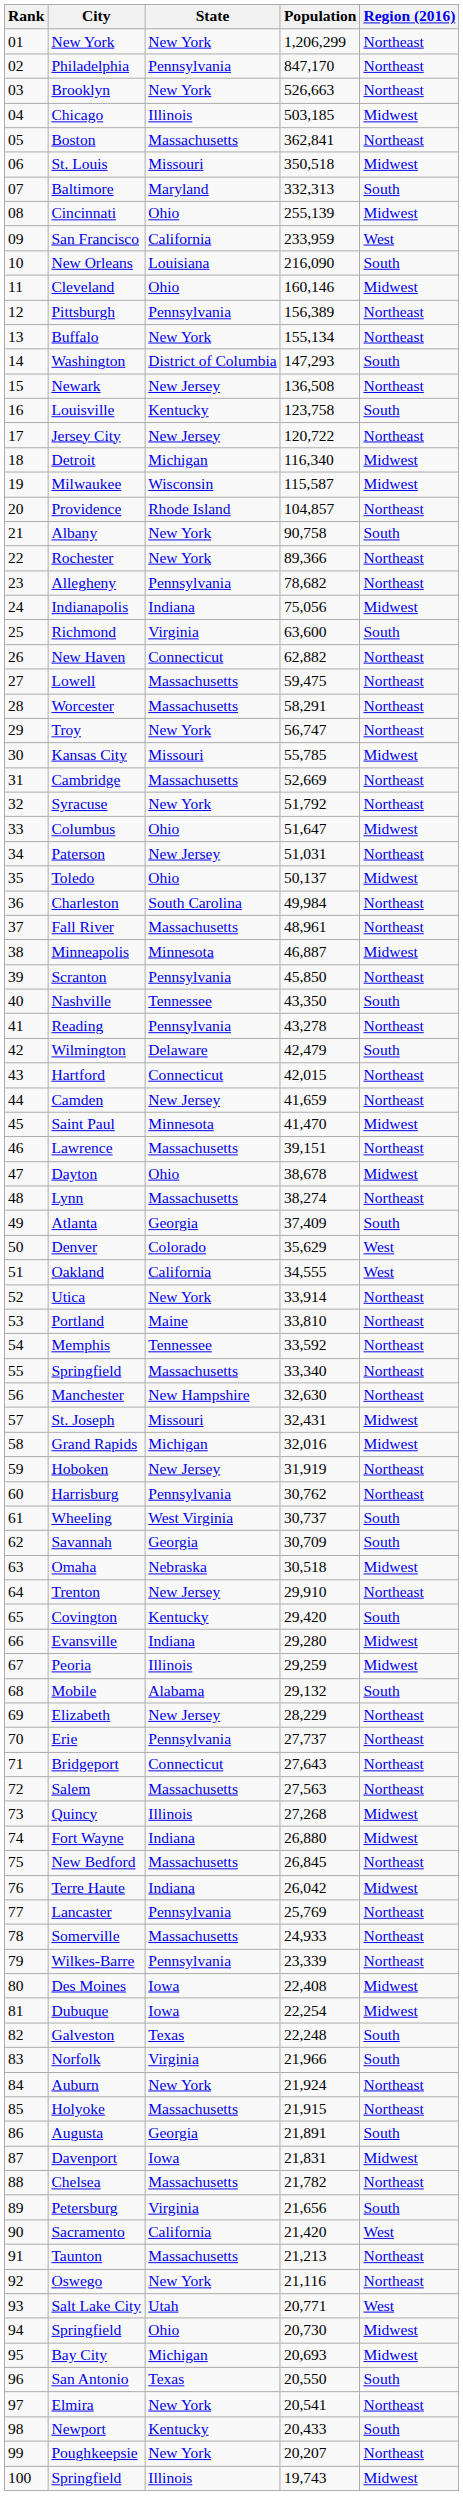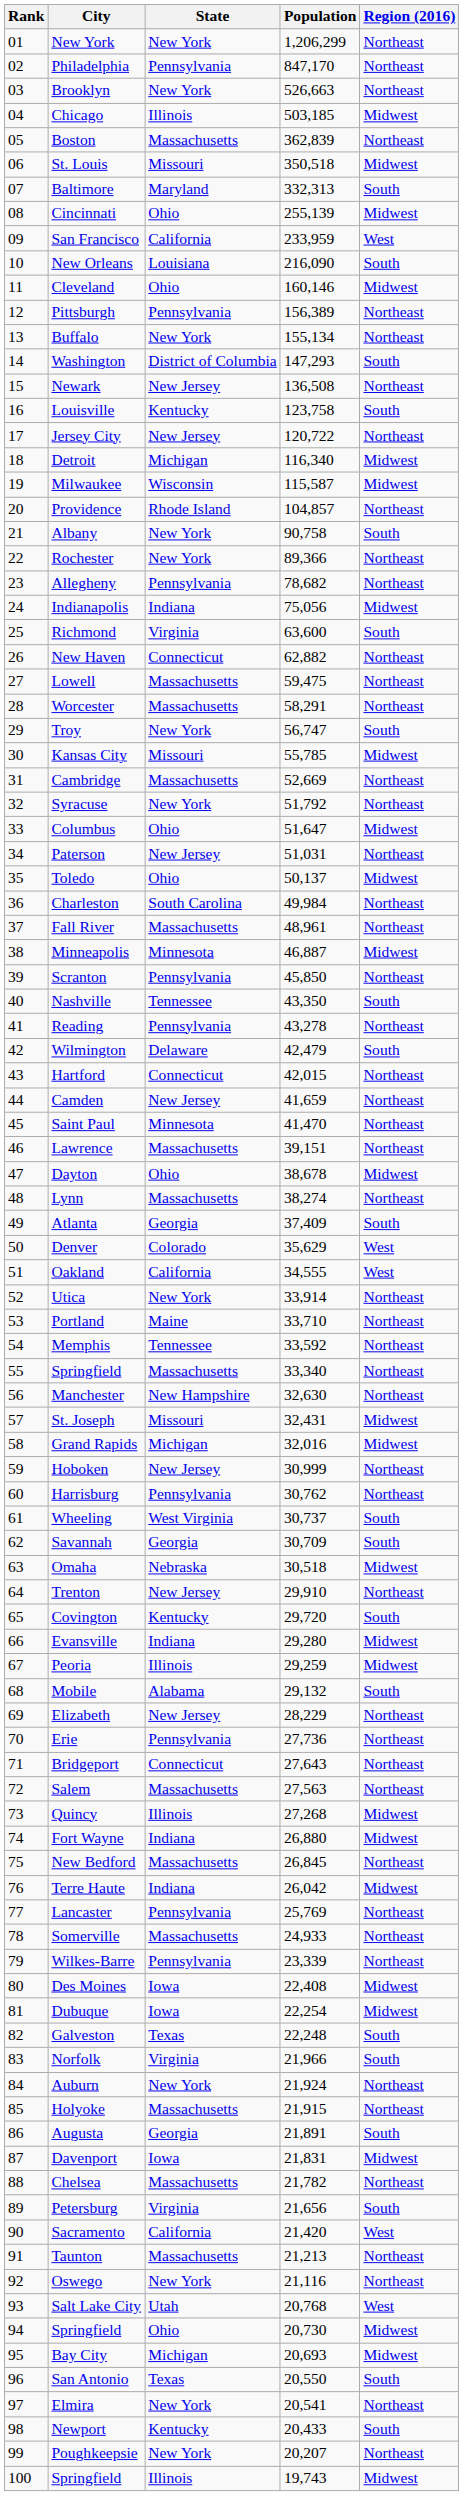(309, 139) 362,841 -> (309, 139) 362,839
(394, 730) Northeast -> (382, 730) South
(391, 1124) Midwest -> (394, 1124) Northeast
(305, 1321) 33,810 -> (305, 1321) 33,710
(305, 1469) 31,919 -> (305, 1469) 30,999
(305, 1616) 29,420 -> (305, 1616) 29,720
(305, 1739) 27,737 -> (305, 1739) 27,736
(305, 2305) 20,771 -> (305, 2305) 20,768
